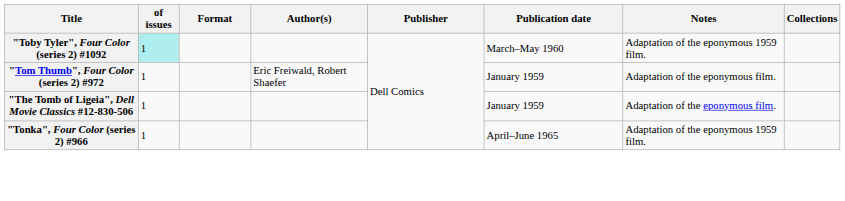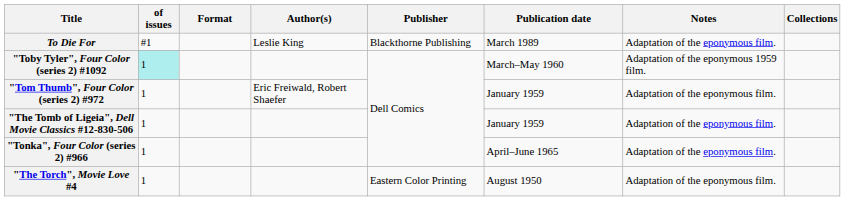+ row: (71, 42)
(701, 135) Adaptation of the eponymous 1959 film. -> (701, 152) Adaptation of the eponymous film.
+ row: (71, 181)
